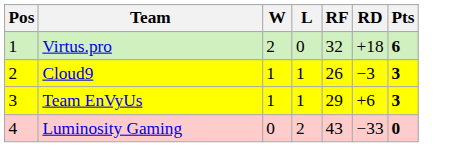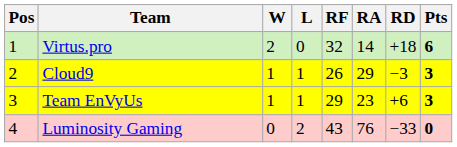+ column: (369, 18)
